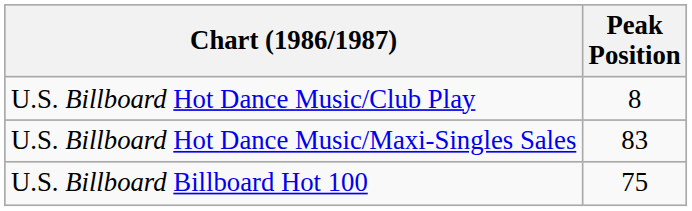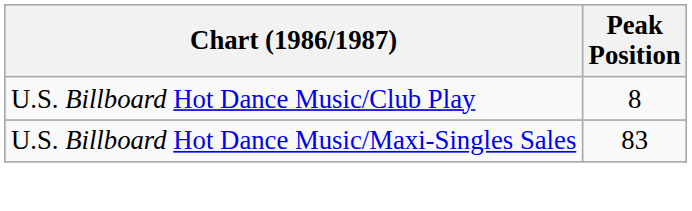- row: (189, 182)
